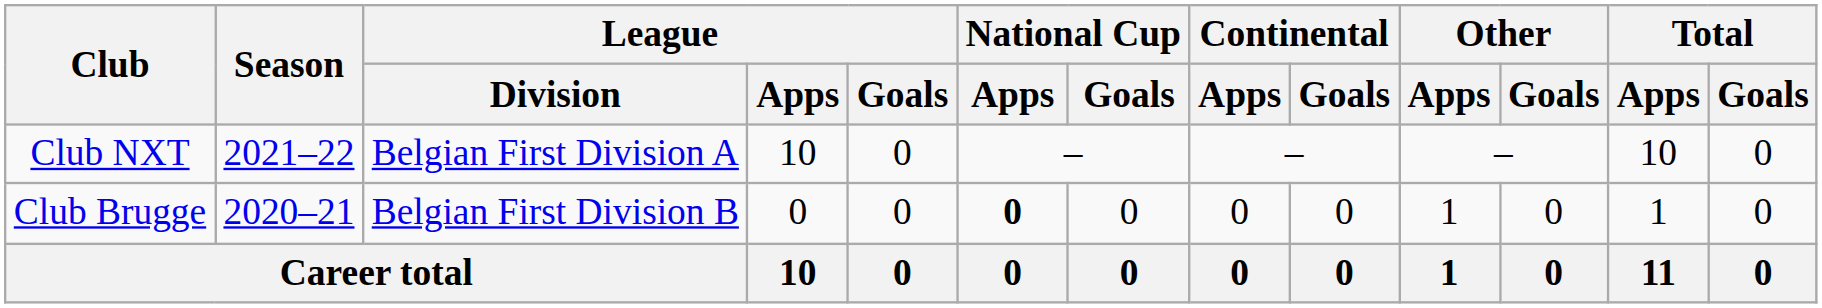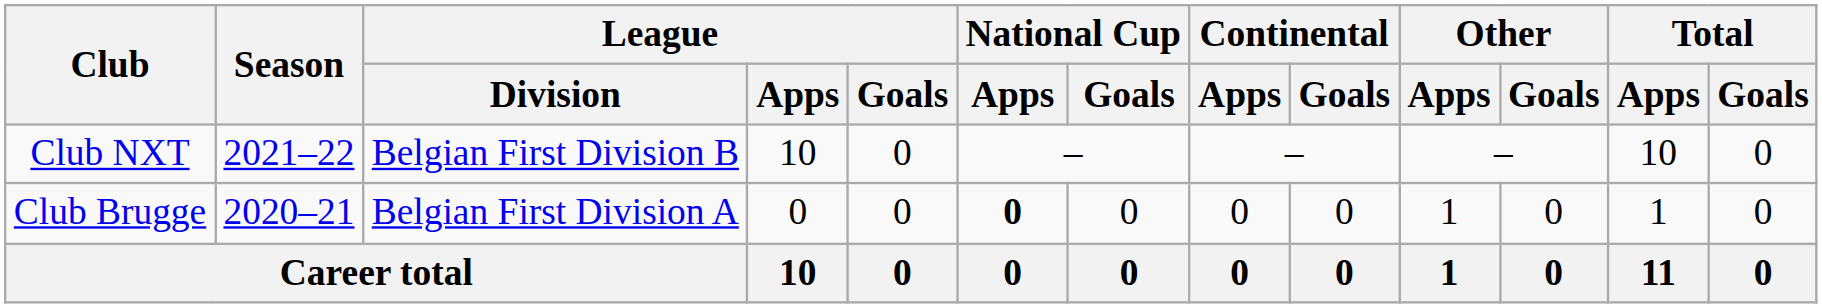(555, 152) Belgian First Division A -> (555, 152) Belgian First Division B
(555, 212) Belgian First Division B -> (555, 212) Belgian First Division A
